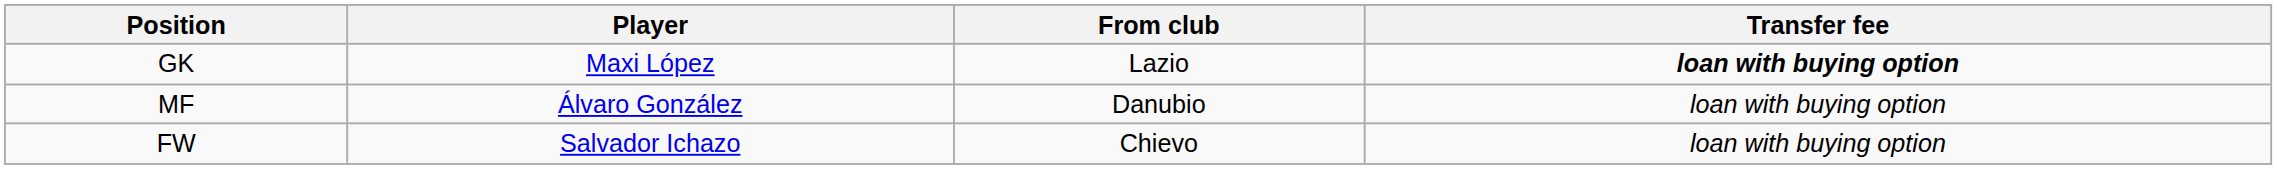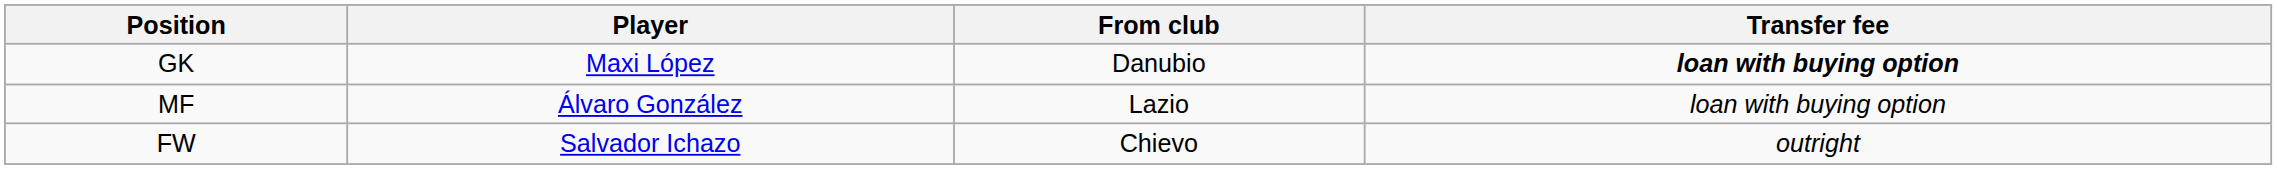(1159, 64) Lazio -> (1159, 64) Danubio
(1159, 104) Danubio -> (1159, 104) Lazio
(1818, 143) loan with buying option -> (1818, 143) outright
